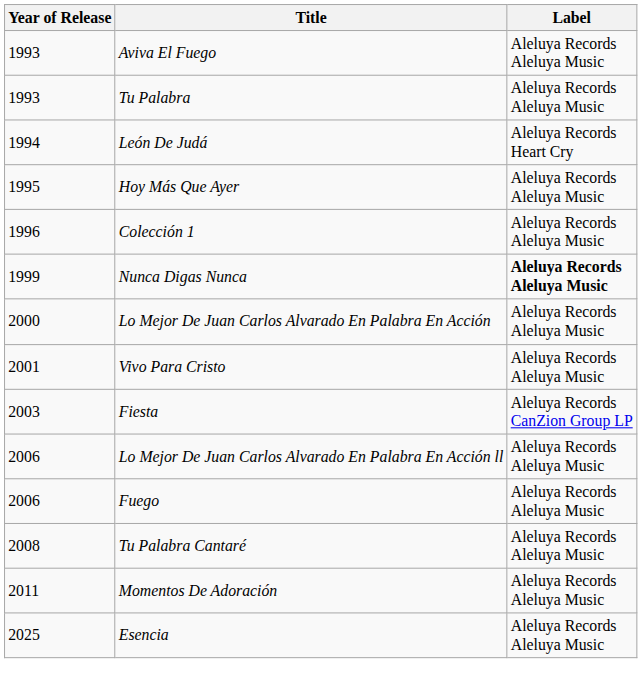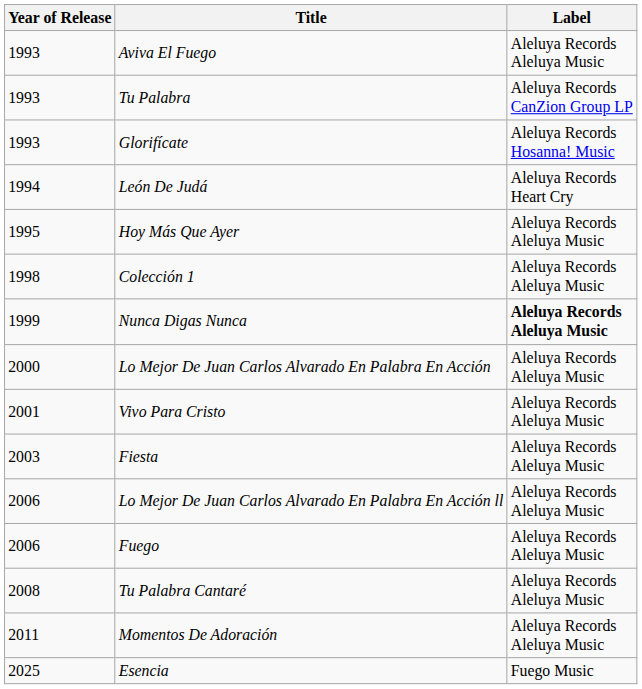(564, 97) Aleluya Records Aleluya Music -> (572, 97) Aleluya Records CanZion Group LP
+ row: (153, 142)
(24, 232) 1996 -> (24, 277) 1998
(572, 411) Aleluya Records CanZion Group LP -> (564, 456) Aleluya Records Aleluya Music
(564, 635) Aleluya Records Aleluya Music -> (552, 670) Fuego Music
